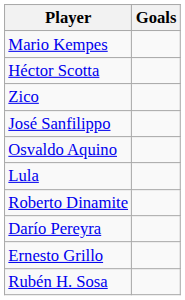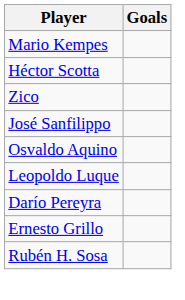- row: (24, 176)
+ row: (64, 176)
- row: (68, 202)
